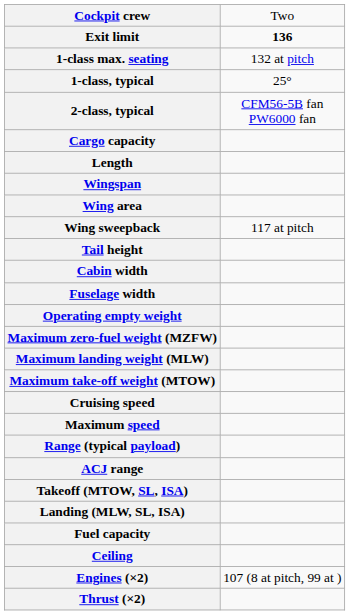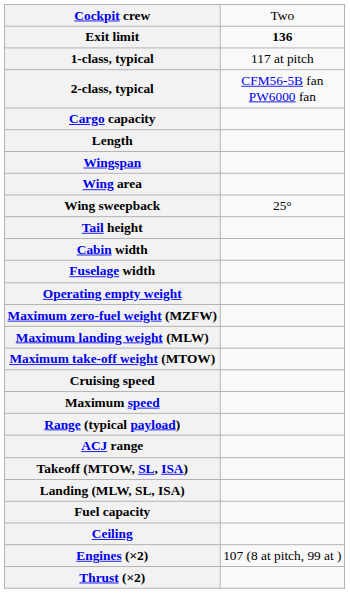- row: (112, 59)
(282, 81) 25° -> (282, 59) 117 at pitch
(282, 228) 117 at pitch -> (282, 206) 25°
